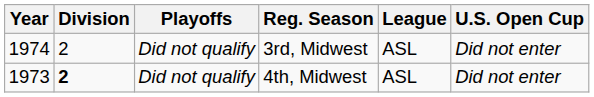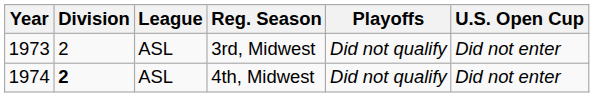columns swapped: (414, 19) <-> (197, 19)
(29, 48) 1974 -> (29, 48) 1973
(29, 77) 1973 -> (29, 77) 1974
